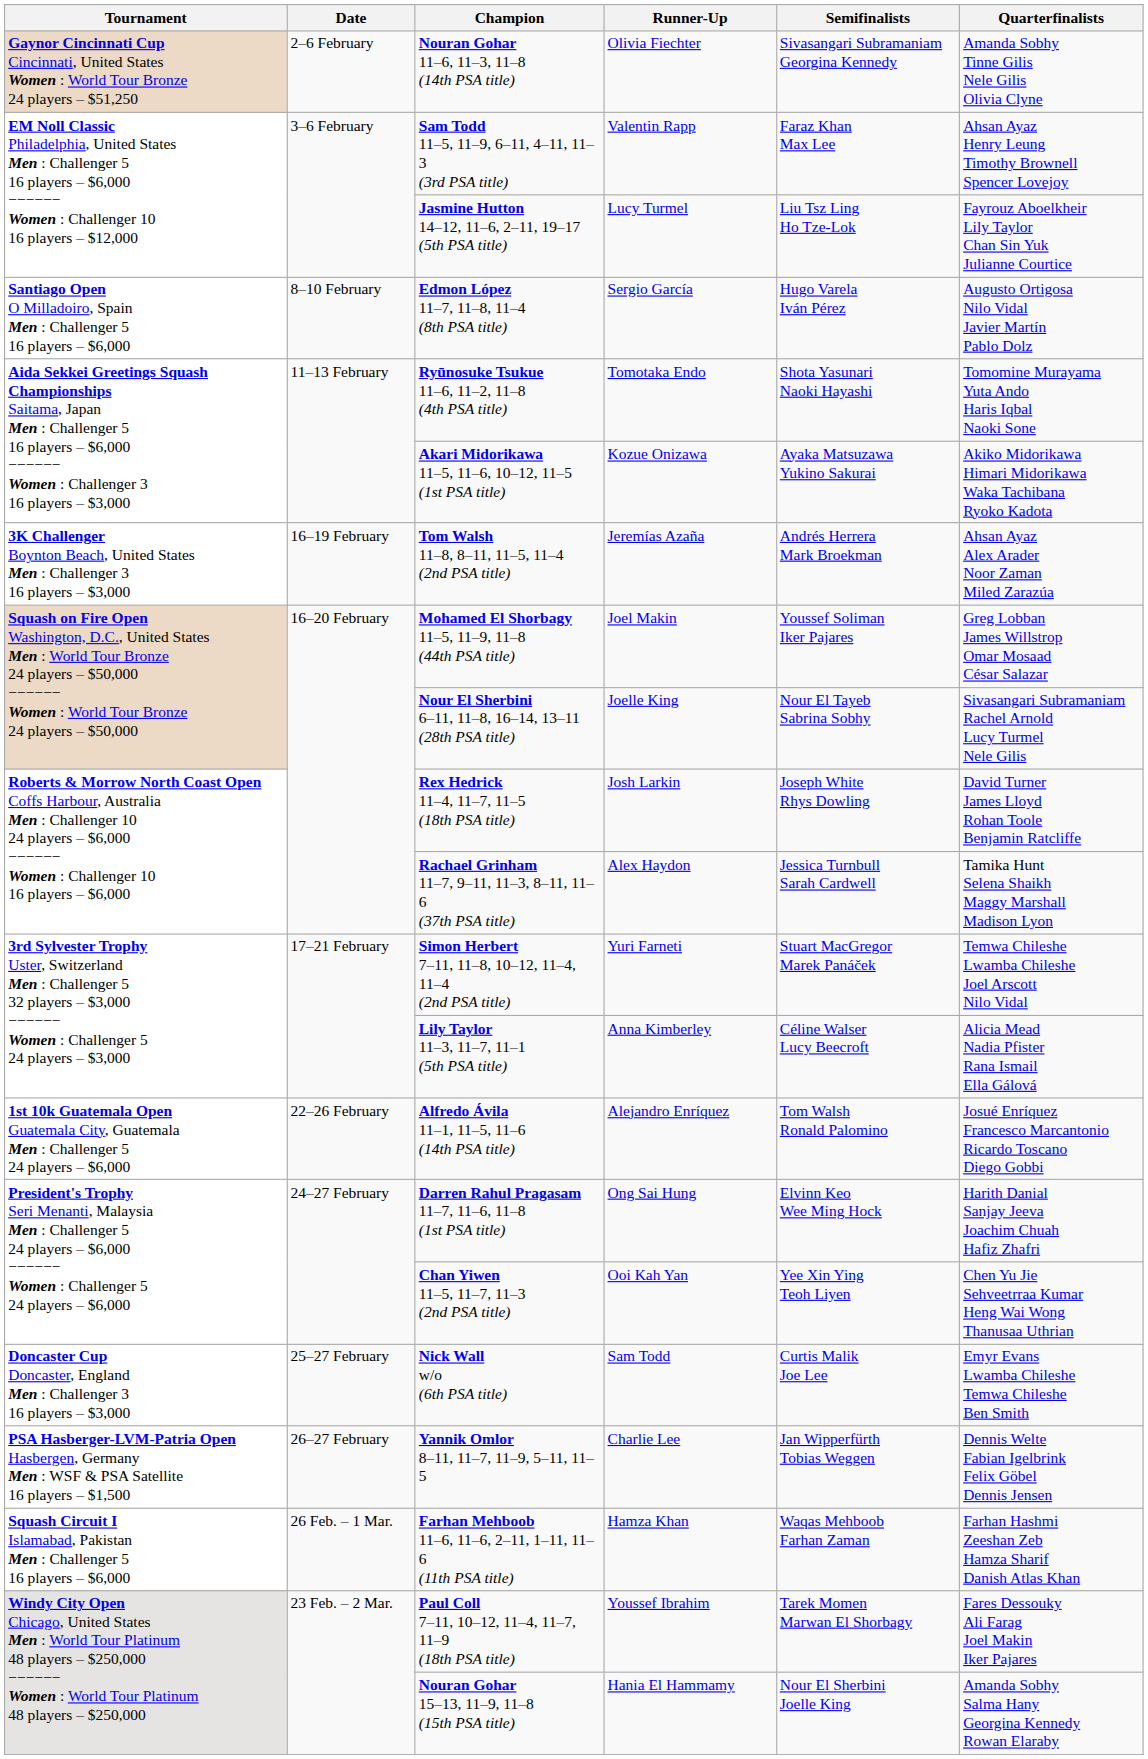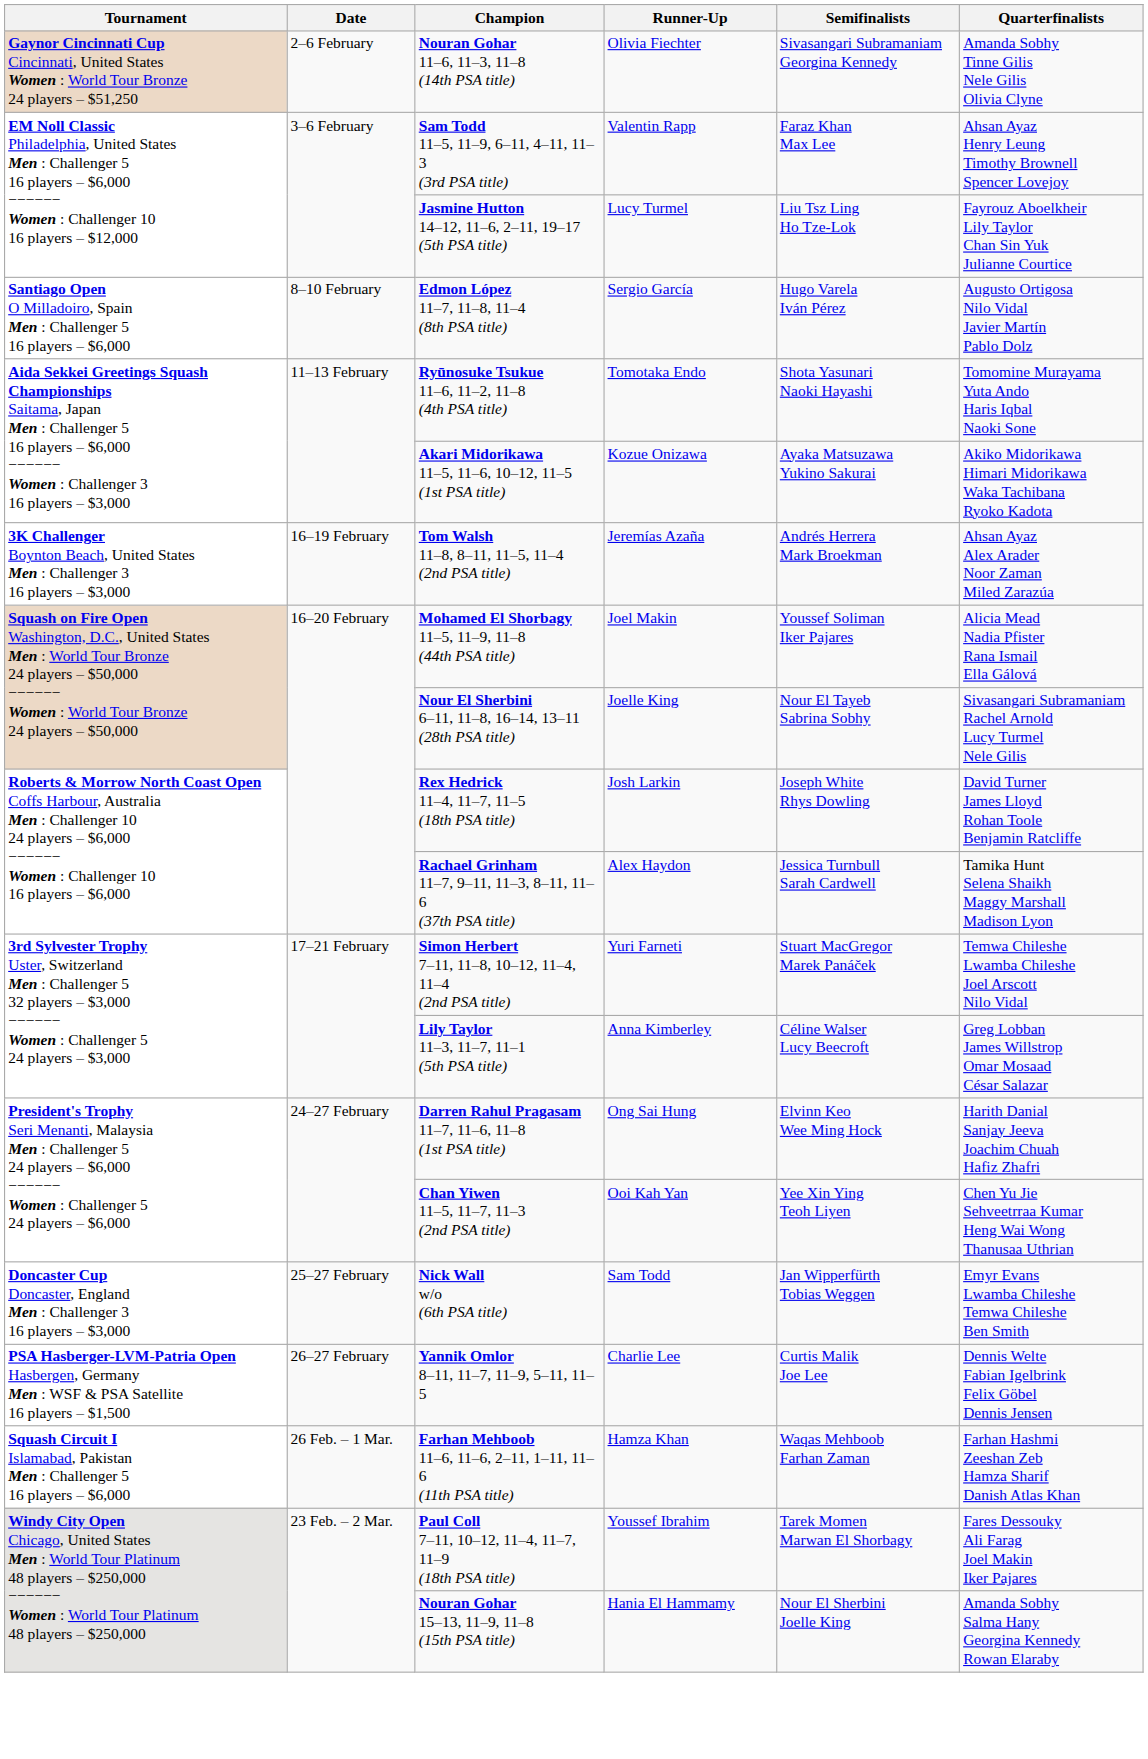(1013, 646) Greg Lobban James Willstrop Omar Mosaad César Salazar -> (1004, 646) Alicia Mead Nadia Pfister Rana Ismail Ella Gálová
(1004, 1056) Alicia Mead Nadia Pfister Rana Ismail Ella Gálová -> (1013, 1056) Greg Lobban James Willstrop Omar Mosaad César Salazar
- row: (472, 1129)
(819, 1366) Curtis Malik Joe Lee -> (830, 1284) Jan Wipperfürth Tobias Weggen
(830, 1448) Jan Wipperfürth Tobias Weggen -> (819, 1366) Curtis Malik Joe Lee
